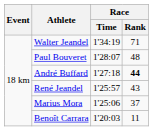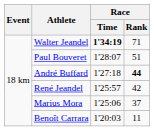(107, 42) normal -> (107, 42) bold
(135, 58) 48 -> (137, 58) 51
(135, 88) 43 -> (137, 88) 42
